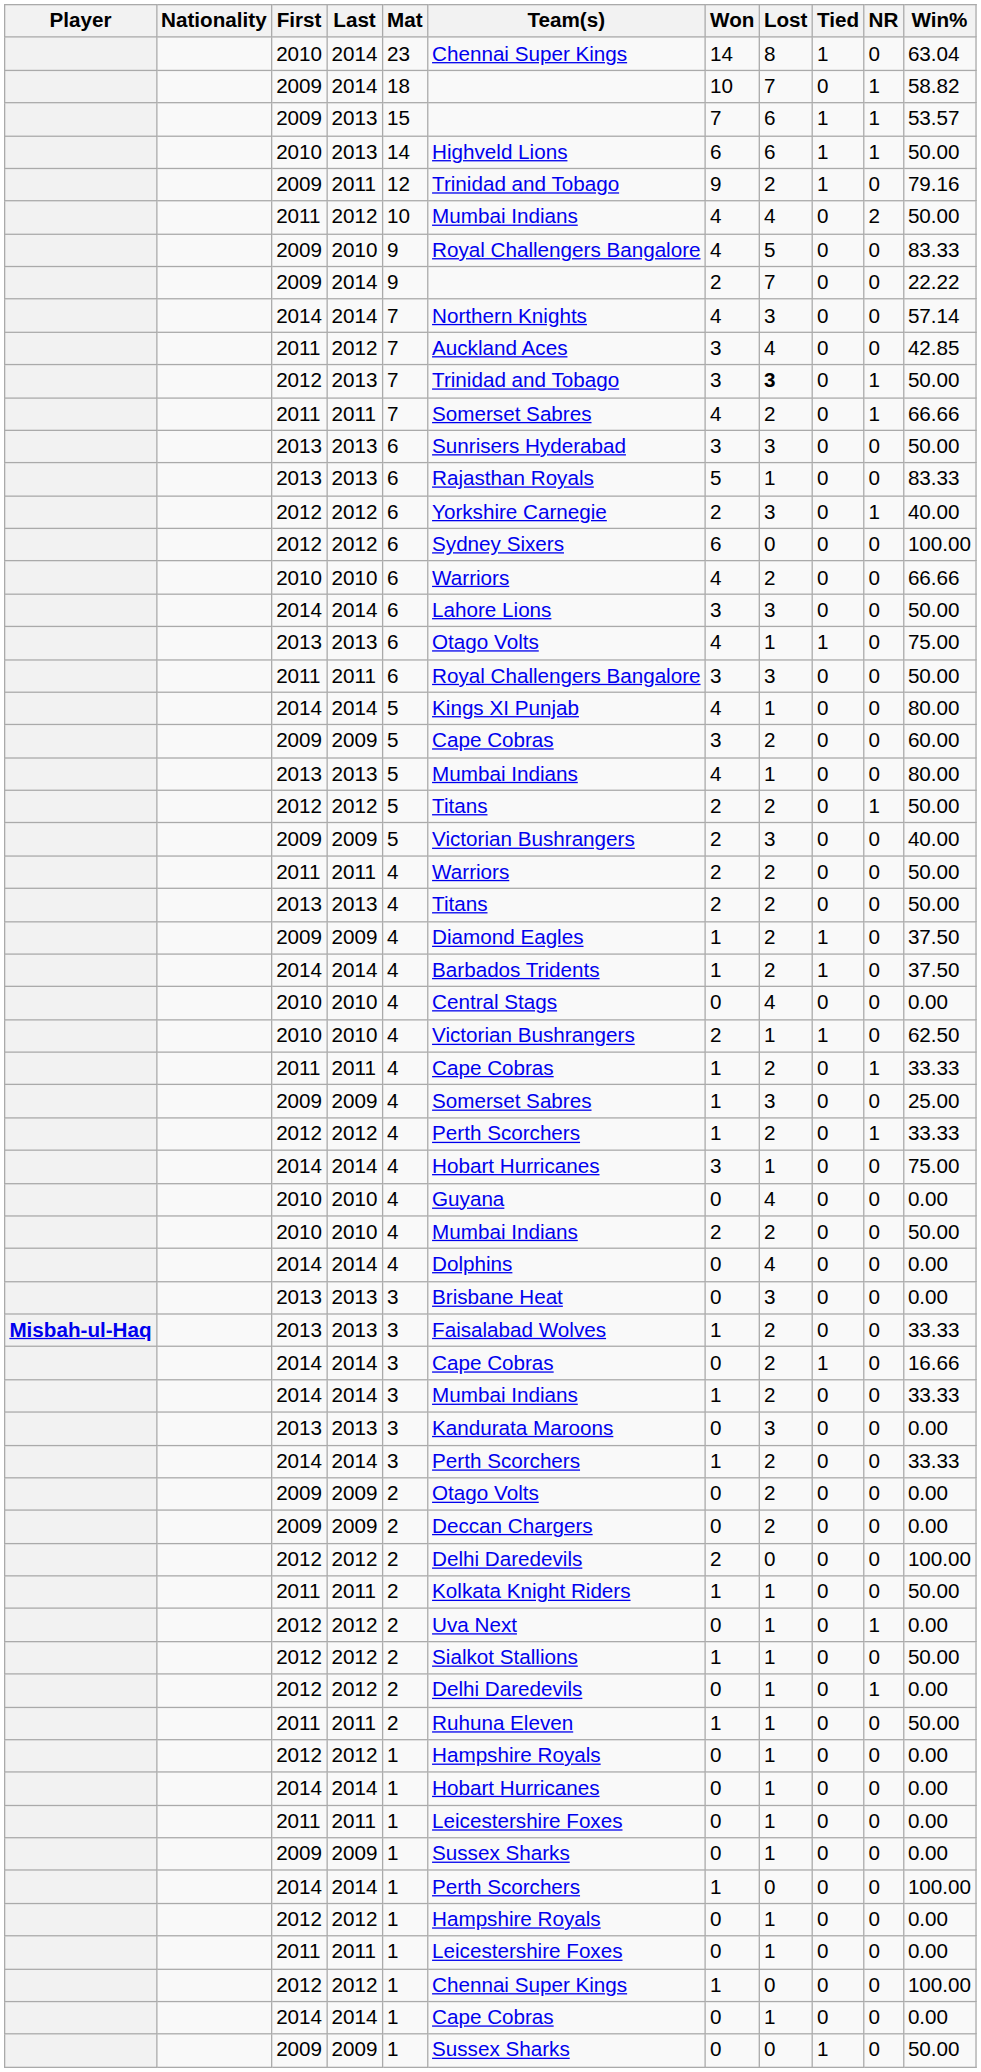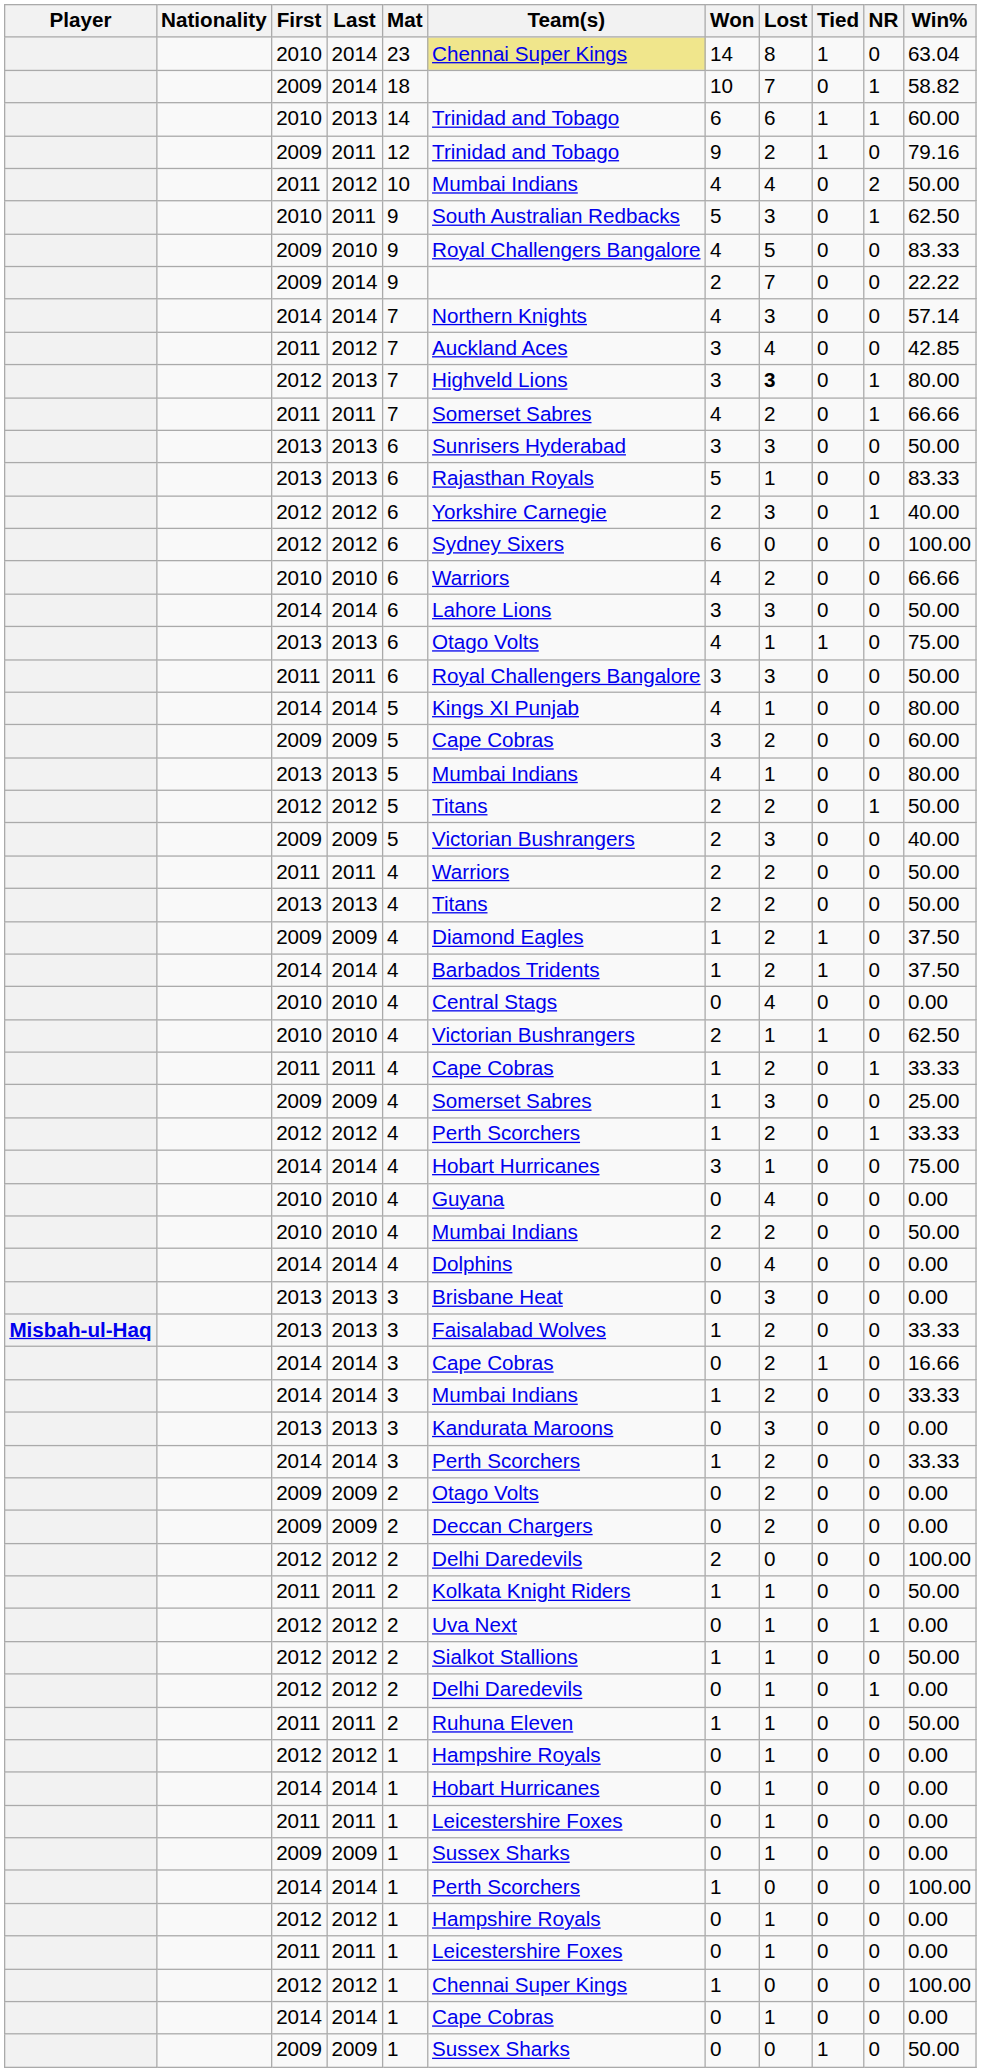(530, 53) no background -> (530, 53) khaki background
- row: (299, 119)
(500, 151) Highveld Lions -> (526, 119) Trinidad and Tobago
(934, 151) 50.00 -> (934, 119) 60.00
+ row: (299, 217)
(526, 380) Trinidad and Tobago -> (500, 380) Highveld Lions
(934, 380) 50.00 -> (934, 380) 80.00
